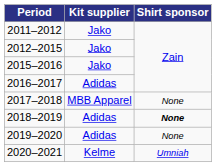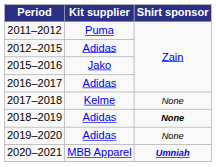(99, 30) Jako -> (99, 30) Puma
(99, 48) Jako -> (99, 48) Adidas
(99, 100) MBB Apparel -> (99, 100) Kelme
(99, 153) Kelme -> (99, 153) MBB Apparel
(173, 154) normal -> (173, 153) bold
